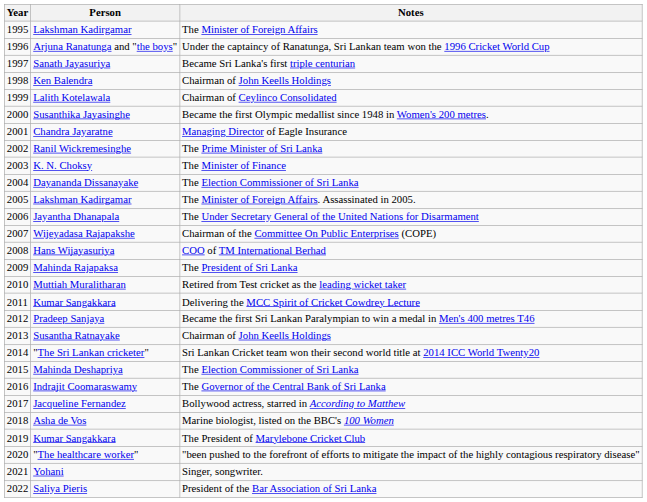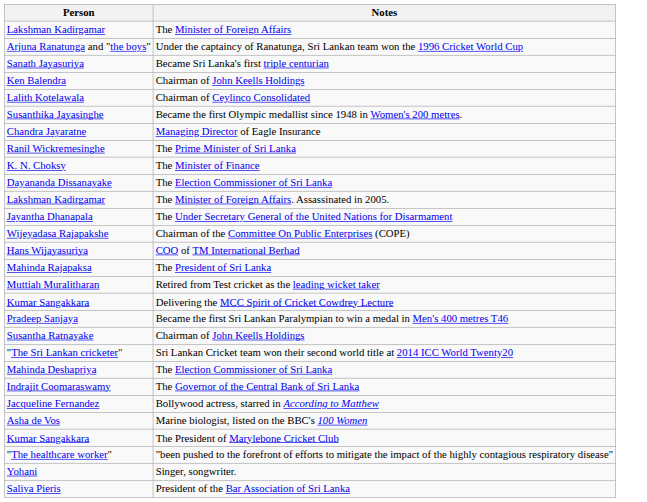- column: (18, 13)
